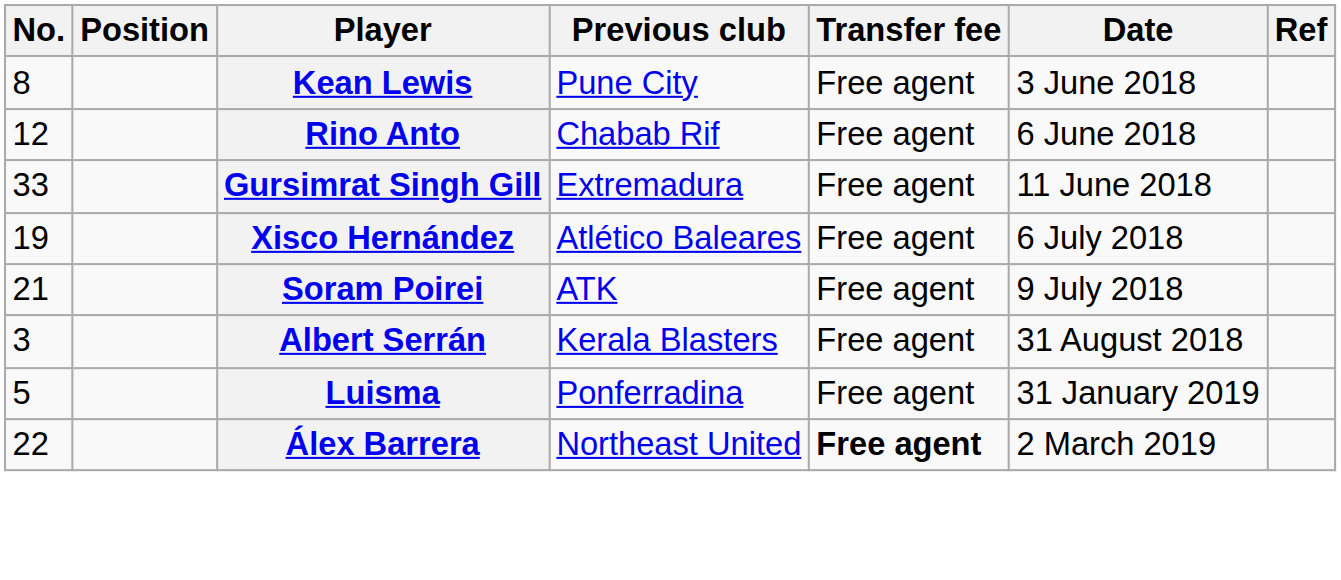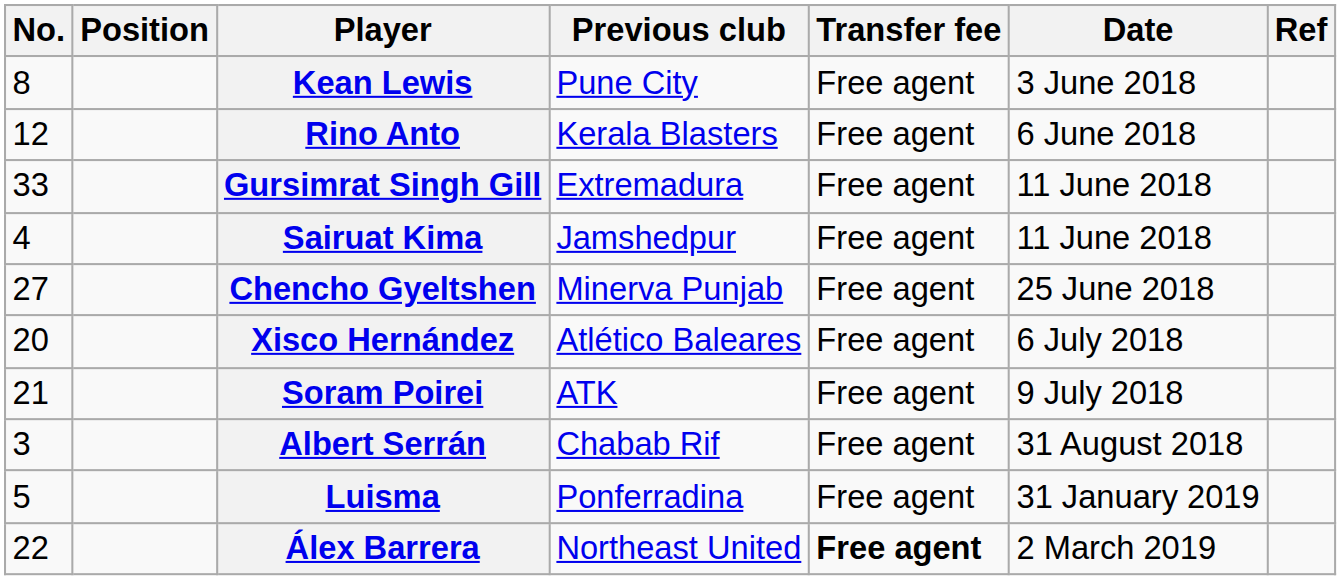(638, 133) Chabab Rif -> (667, 133) Kerala Blasters
+ row: (383, 237)
+ row: (383, 289)
(31, 237) 19 -> (31, 340) 20
(667, 340) Kerala Blasters -> (638, 444) Chabab Rif
